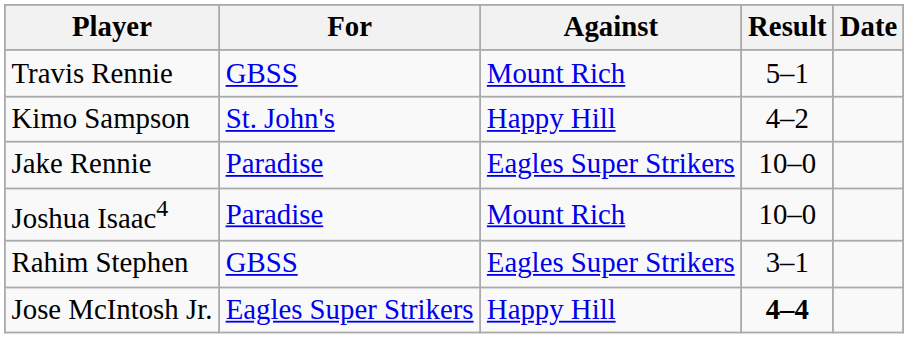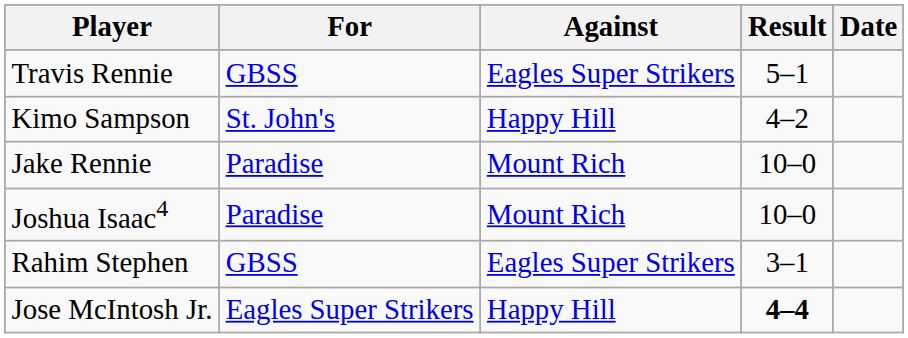(556, 73) Mount Rich -> (611, 73) Eagles Super Strikers
(611, 164) Eagles Super Strikers -> (556, 164) Mount Rich
